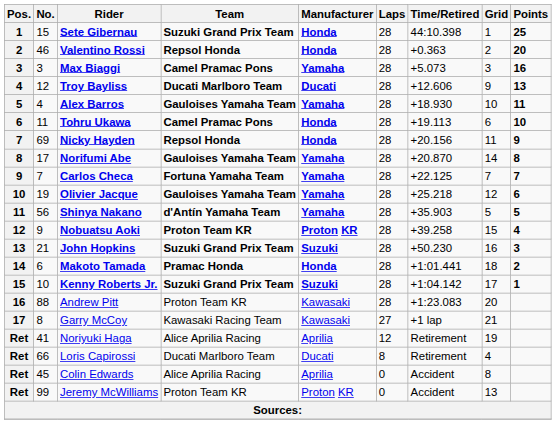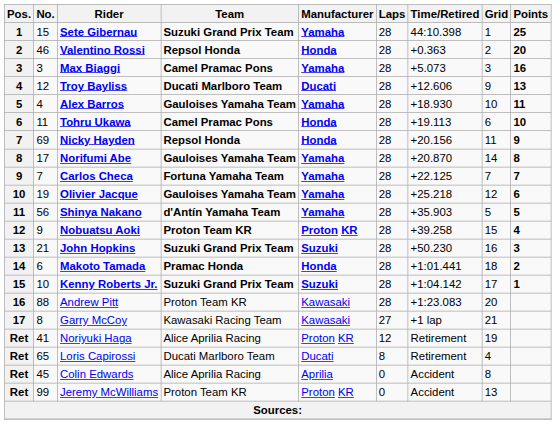(319, 32) Honda -> (323, 32) Yamaha
(317, 338) Aprilia -> (328, 338) Proton KR
(43, 356) 66 -> (43, 356) 65
